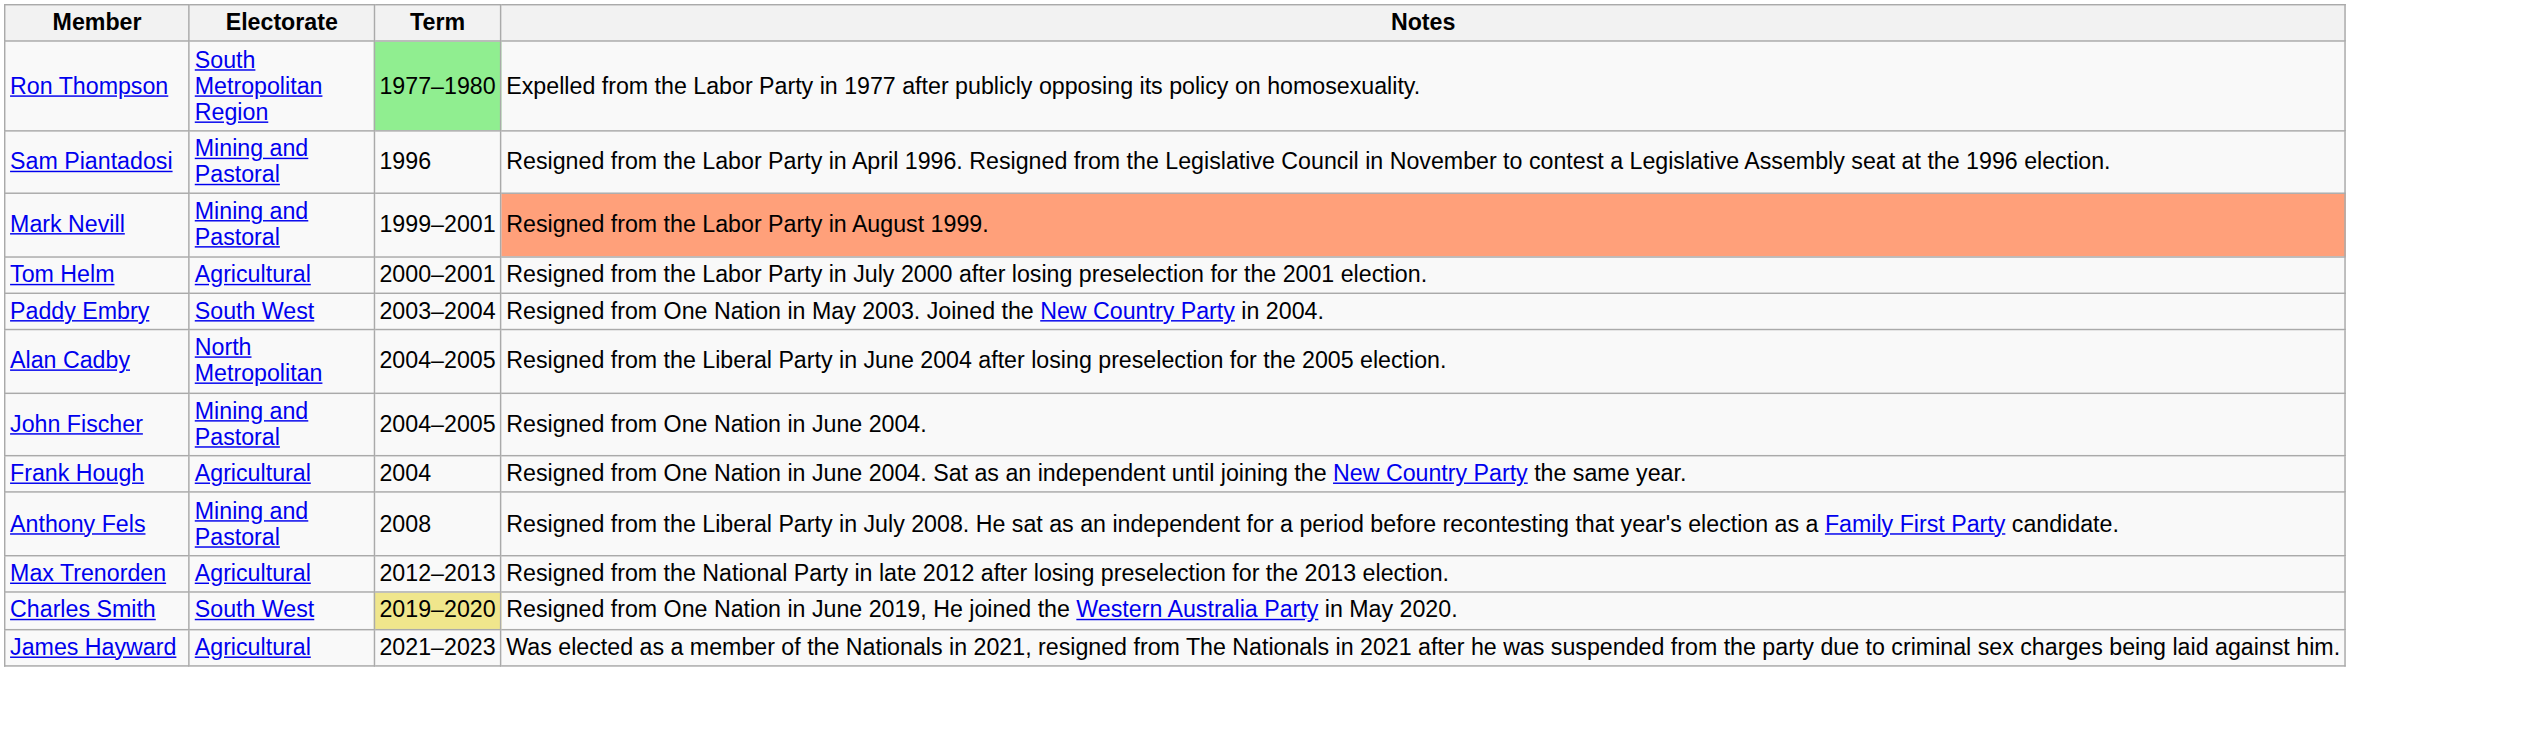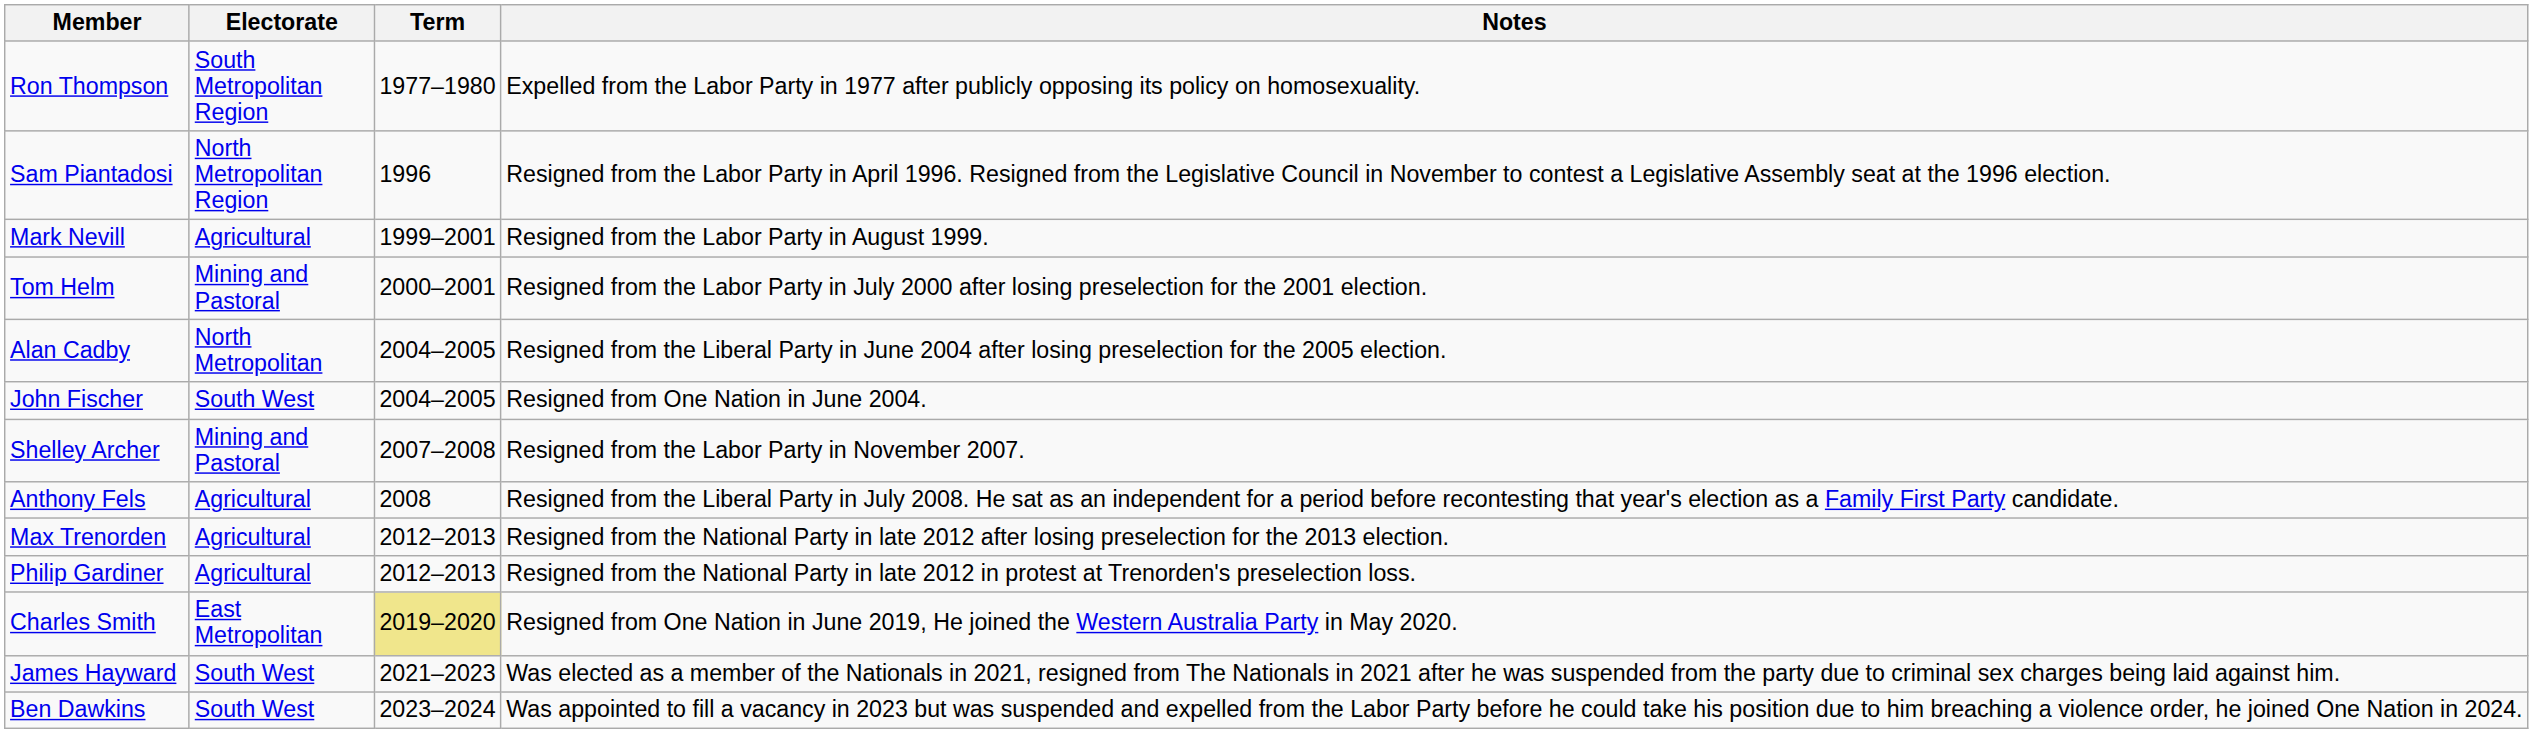(438, 85) lightgreen background -> (438, 85) no background
(252, 161) Mining and Pastoral -> (259, 174) North Metropolitan Region
(252, 224) Mining and Pastoral -> (253, 237) Agricultural
(747, 224) lightsalmon background -> (747, 237) no background
(253, 274) Agricultural -> (252, 287) Mining and Pastoral
- row: (80, 311)
(252, 424) Mining and Pastoral -> (255, 400) South West
- row: (77, 473)
+ row: (85, 450)
(252, 523) Mining and Pastoral -> (253, 499) Agricultural
+ row: (87, 573)
(255, 610) South West -> (259, 623) East Metropolitan
(253, 647) Agricultural -> (255, 673) South West
+ row: (78, 710)
